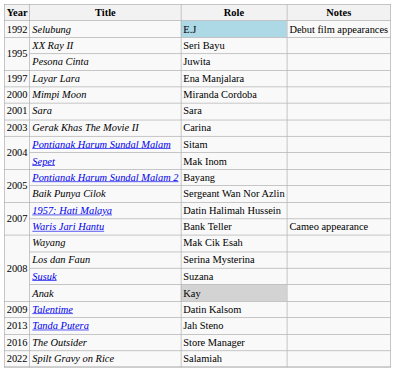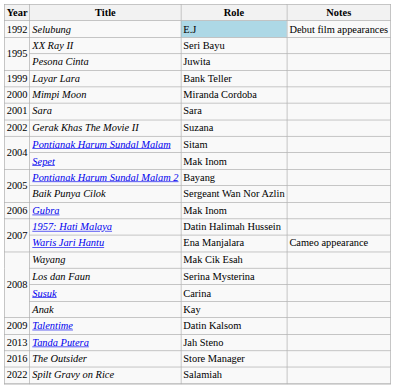(17, 78) 1997 -> (17, 78) 1999
(214, 78) Ena Manjalara -> (208, 78) Bank Teller
(17, 128) 2003 -> (17, 128) 2002
(197, 128) Carina -> (198, 128) Suzana
+ row: (46, 210)
(208, 227) Bank Teller -> (214, 243) Ena Manjalara
(198, 276) Suzana -> (197, 293) Carina
(192, 293) lightgrey background -> (192, 309) no background
